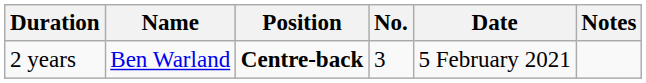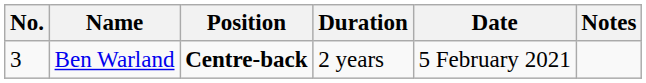columns swapped: (391, 22) <-> (55, 22)
